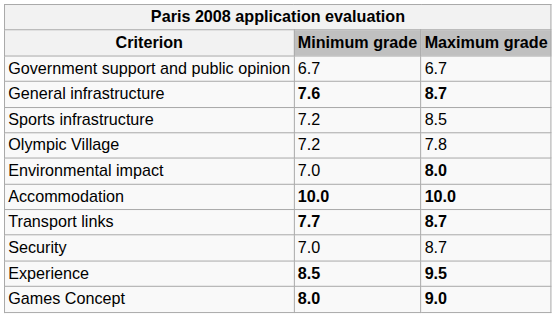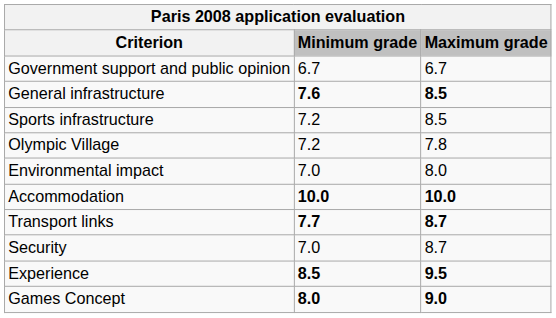(436, 94) 8.7 -> (436, 94) 8.5
(436, 171) bold -> (436, 171) normal
